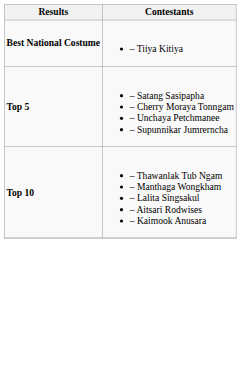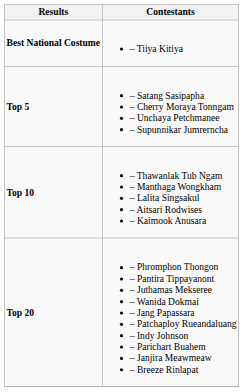+ row: (20, 312)
